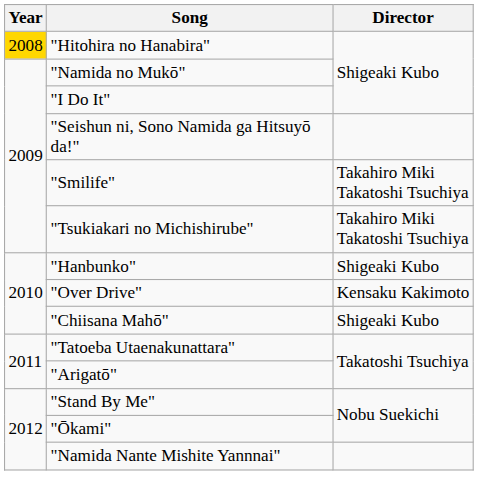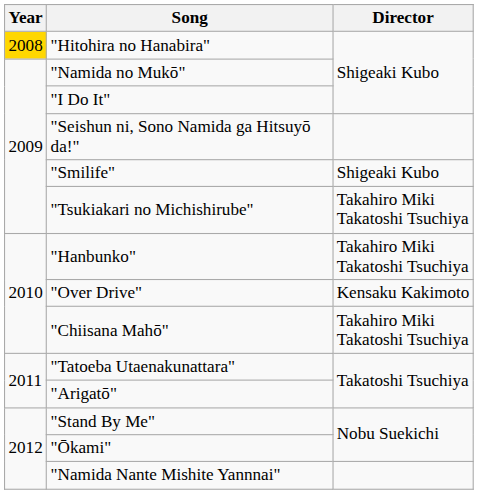(403, 182) Takahiro Miki Takatoshi Tsuchiya -> (388, 173) Shigeaki Kubo
(388, 265) Shigeaki Kubo -> (403, 256) Takahiro Miki Takatoshi Tsuchiya
(388, 320) Shigeaki Kubo -> (403, 329) Takahiro Miki Takatoshi Tsuchiya
